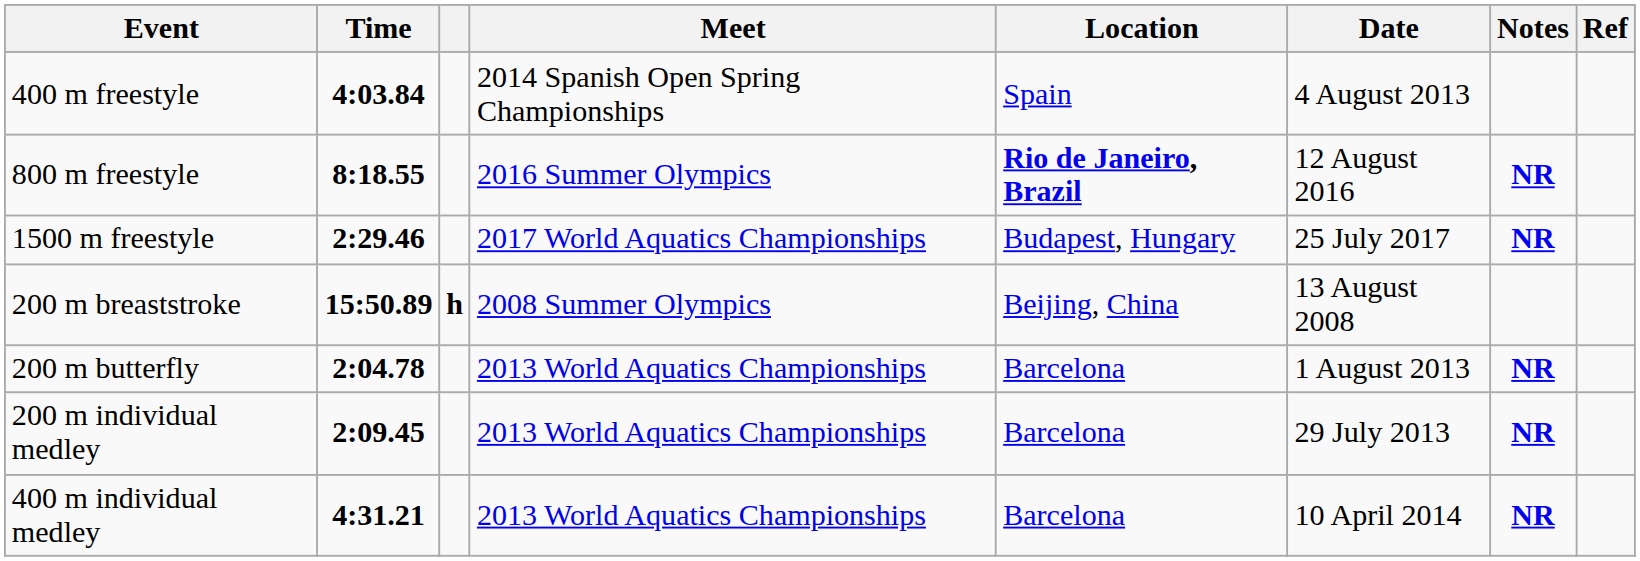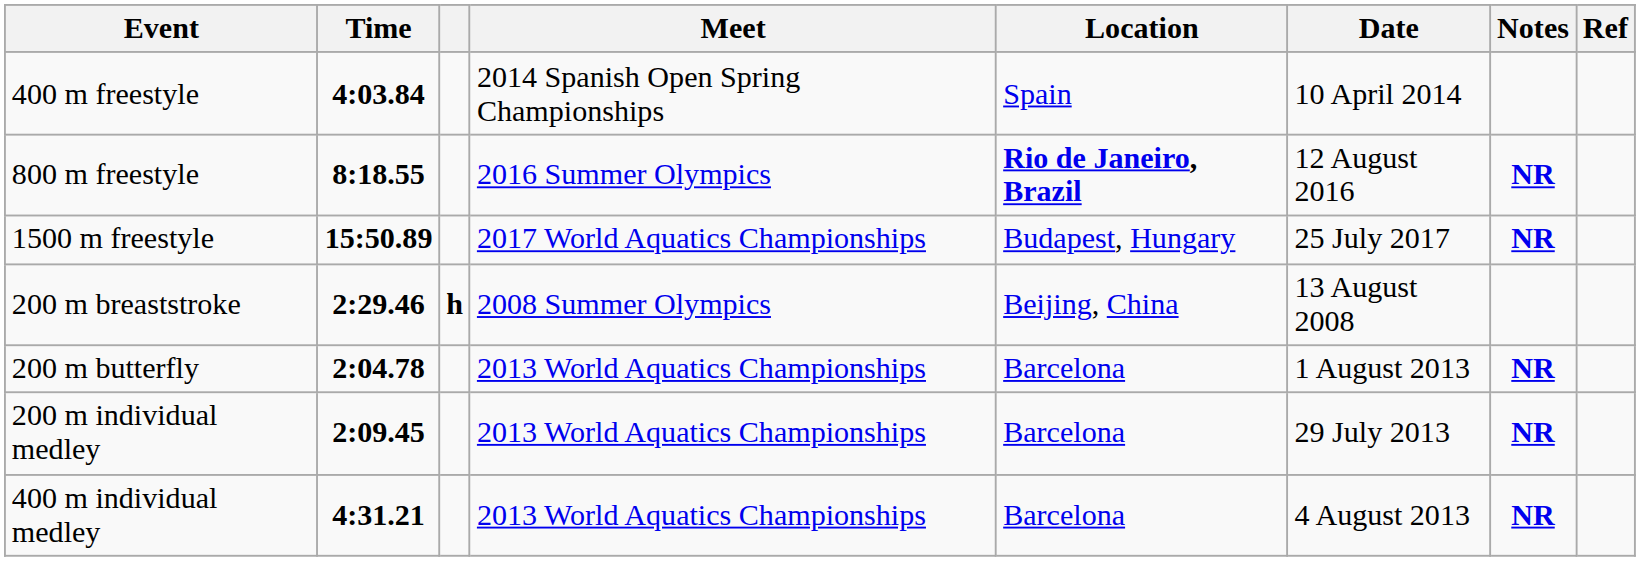(1382, 92) 4 August 2013 -> (1378, 92) 10 April 2014
(379, 239) 2:29.46 -> (379, 239) 15:50.89
(379, 303) 15:50.89 -> (379, 303) 2:29.46
(1378, 514) 10 April 2014 -> (1382, 514) 4 August 2013
